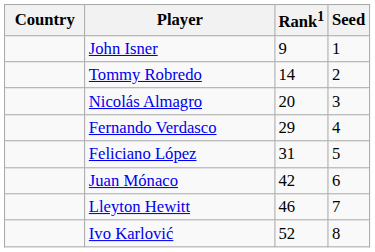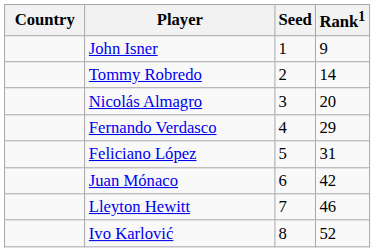columns swapped: (301, 19) <-> (349, 19)
